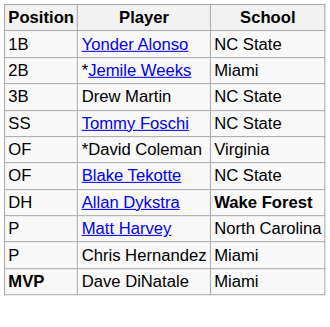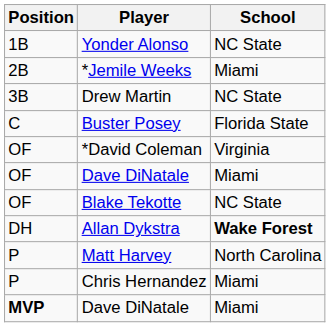- row: (19, 123)
+ row: (14, 123)
+ row: (20, 176)
